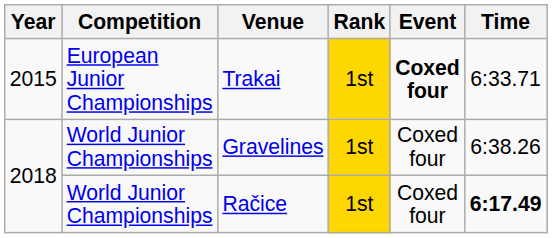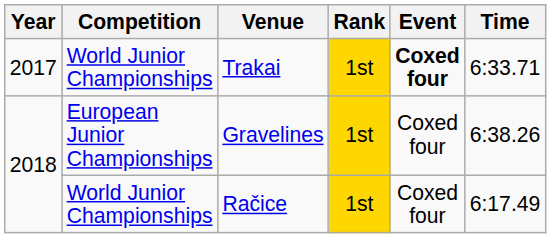(33, 79) 2015 -> (33, 67) 2017
(140, 79) European Junior Championships -> (140, 67) World Junior Championships
(140, 148) World Junior Championships -> (140, 136) European Junior Championships
(506, 204) bold -> (505, 204) normal
